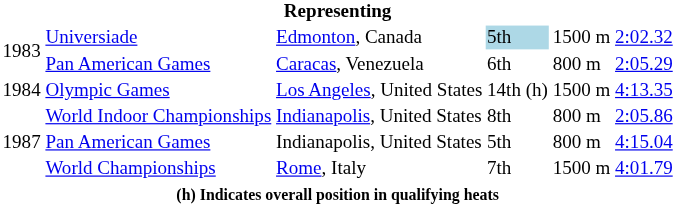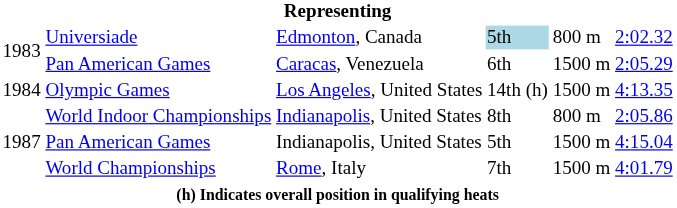(581, 37) 1500 m -> (577, 37) 800 m
(577, 63) 800 m -> (581, 63) 1500 m
(577, 142) 800 m -> (581, 142) 1500 m
